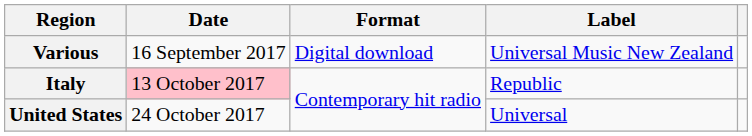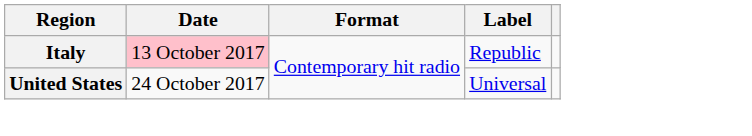- row: (66, 51)
